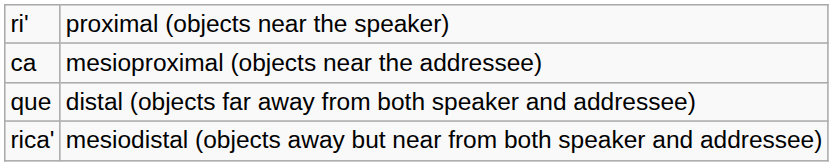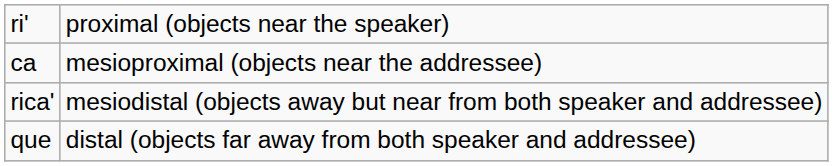rows swapped: (32, 140) <-> (31, 101)
